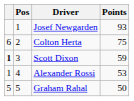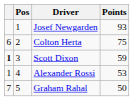(9, 88) 5 -> (9, 88) 7
